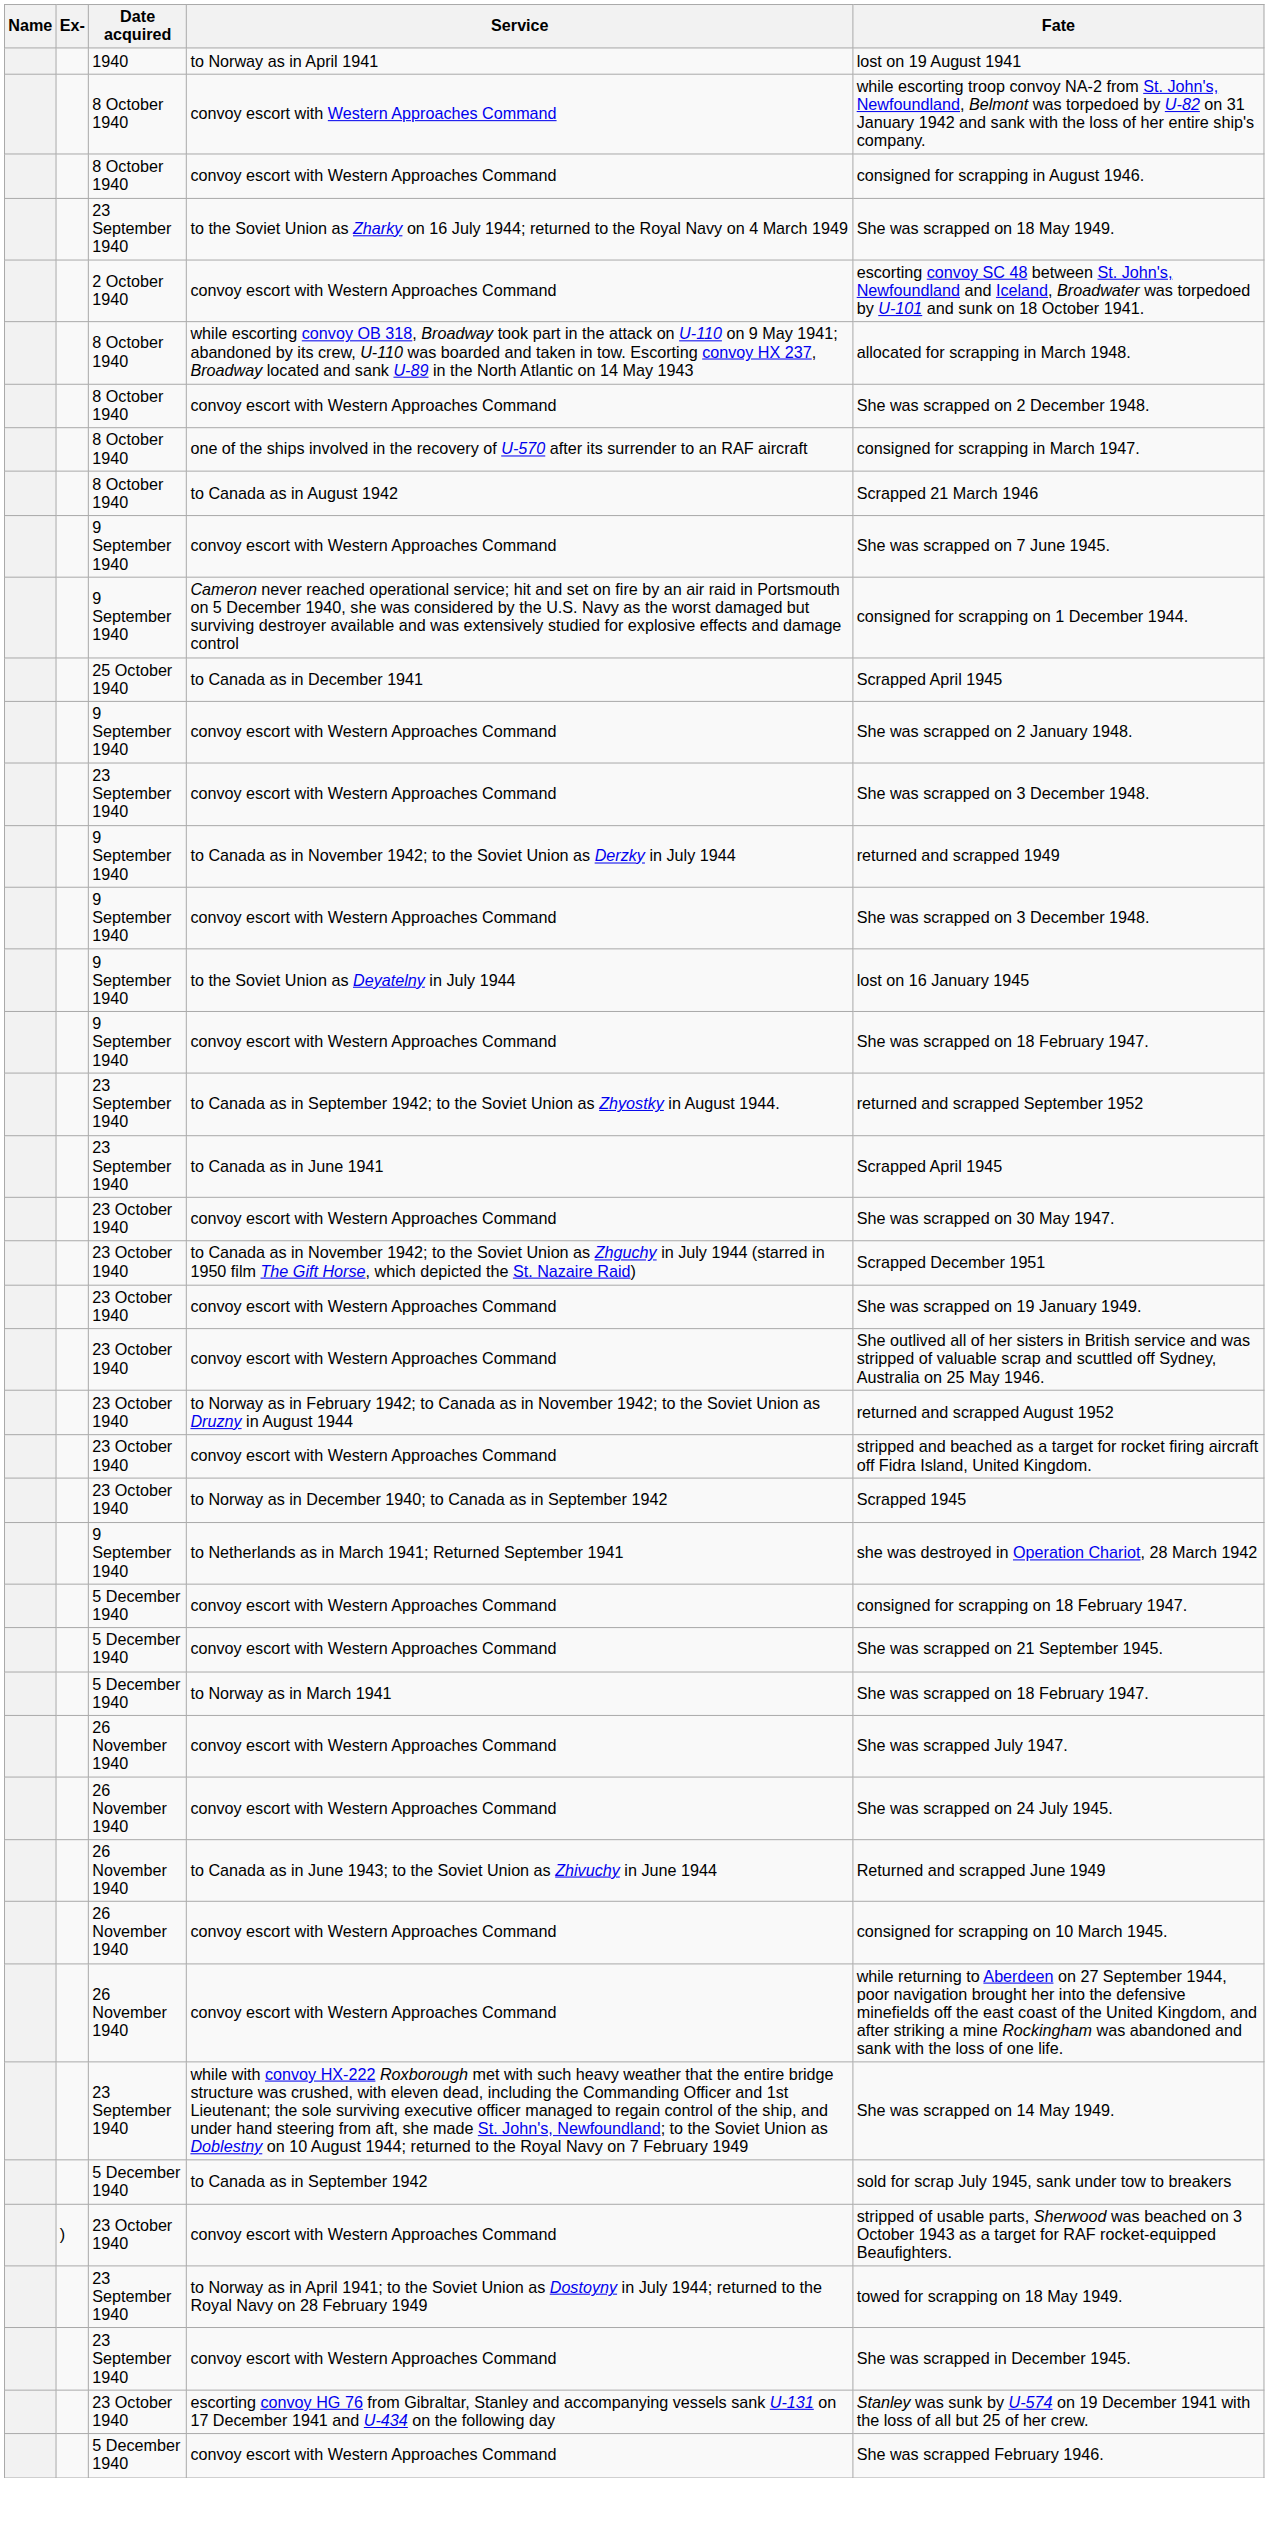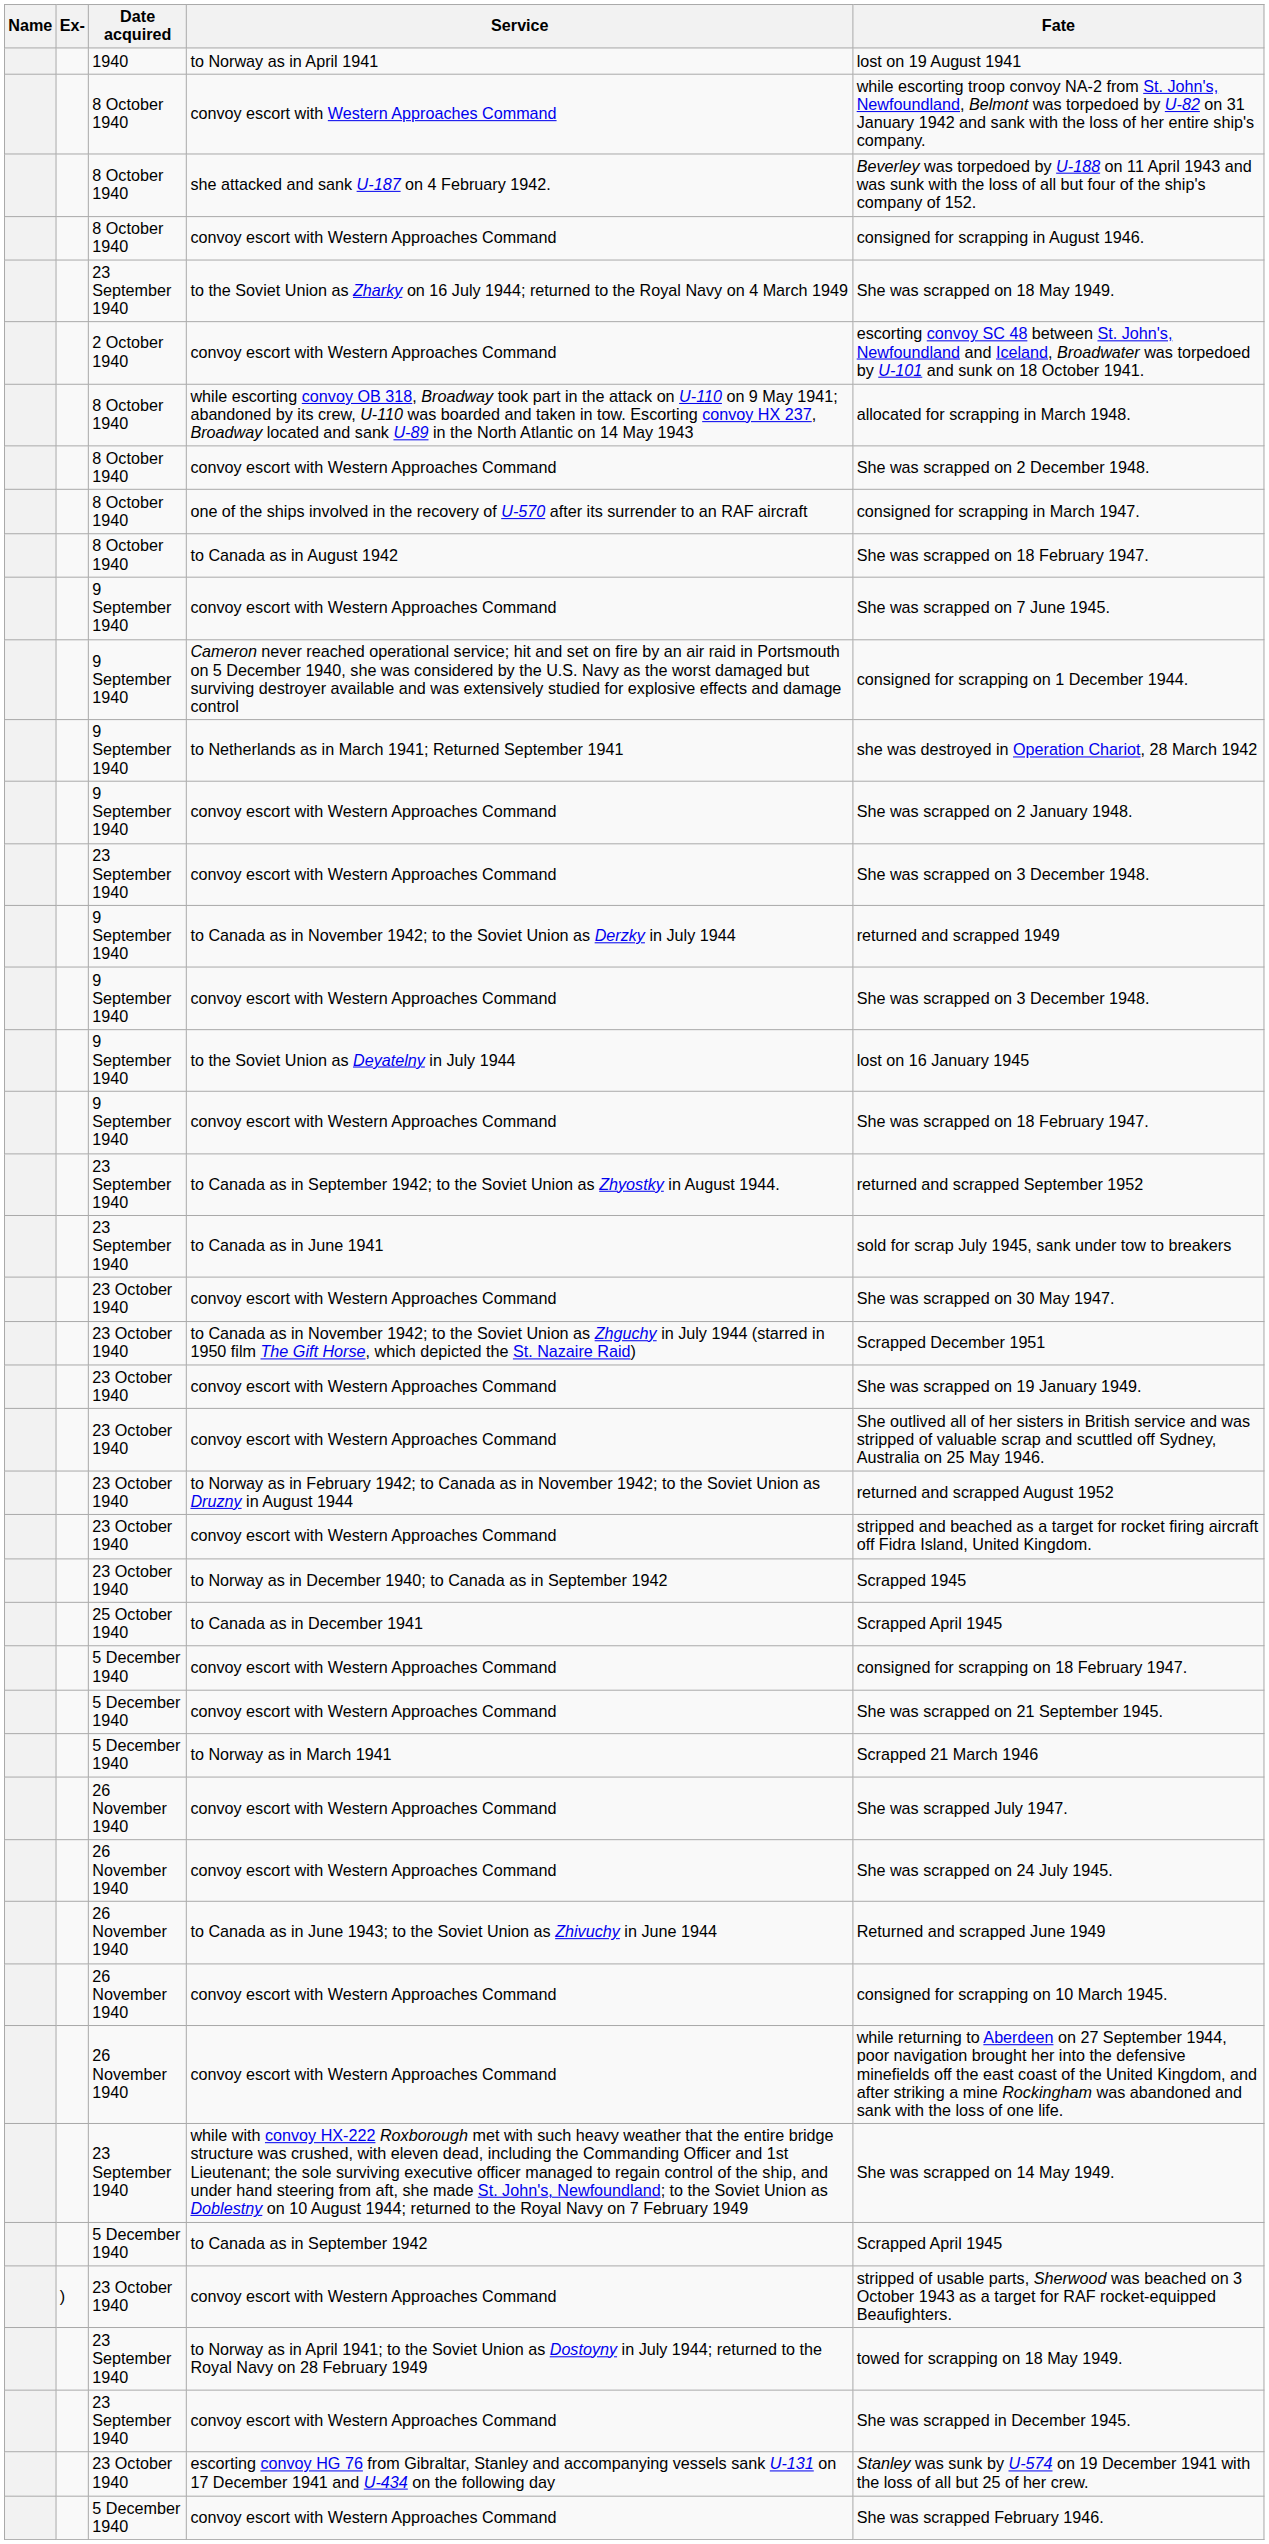+ row: (128, 185)
(947, 493) Scrapped 21 March 1946 -> (1003, 555) She was scrapped on 18 February 1947.
rows swapped: (132, 1553) <-> (132, 679)
(929, 1166) Scrapped April 1945 -> (1044, 1246) sold for scrap July 1945, sank under tow to breakers
(1003, 1693) She was scrapped on 18 February 1947. -> (947, 1755) Scrapped 21 March 1946
(1044, 2181) sold for scrap July 1945, sank under tow to breakers -> (929, 2243) Scrapped April 1945
